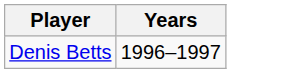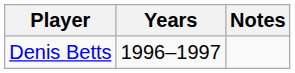+ column: (258, 20)
